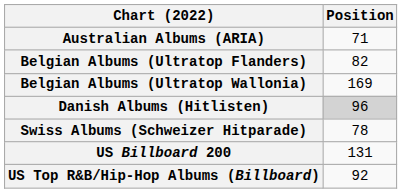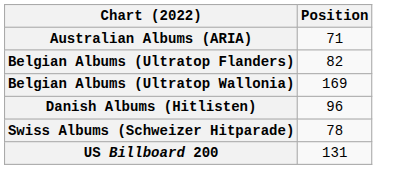(360, 108) lightgrey background -> (335, 108) no background
- row: (164, 176)
